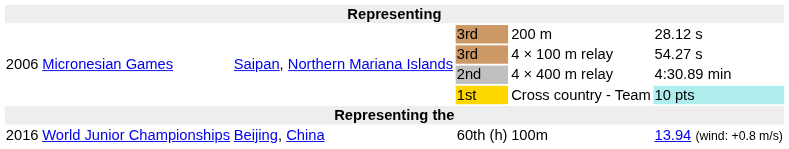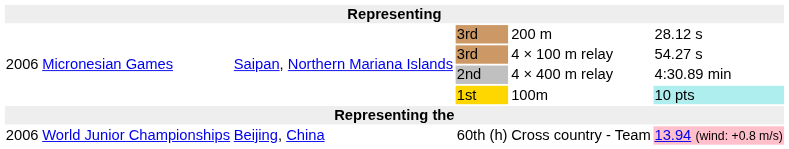(581, 95) Cross country - Team -> (530, 95) 100m
(22, 135) 2016 -> (22, 135) 2006
(530, 135) 100m -> (581, 135) Cross country - Team
(719, 135) no background -> (719, 135) pink background
